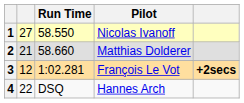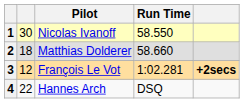columns swapped: (144, 14) <-> (65, 14)
(26, 33) 27 -> (26, 33) 30
(26, 51) 21 -> (26, 51) 18
